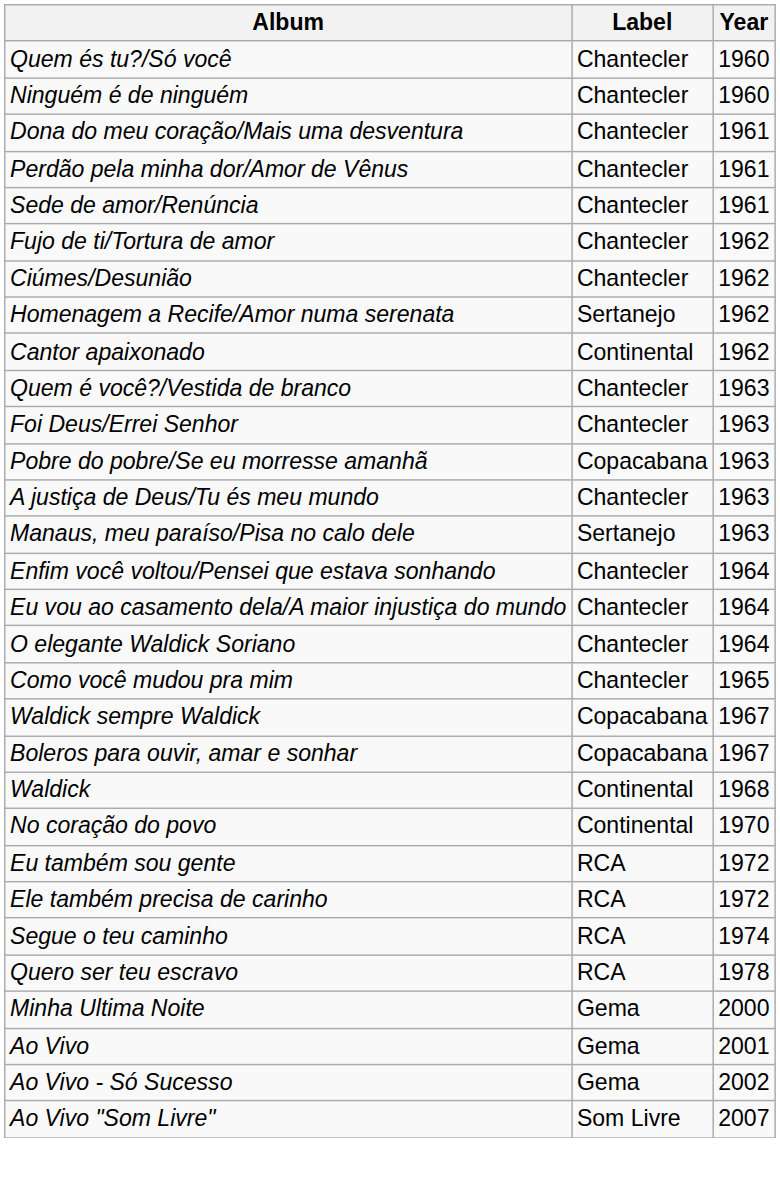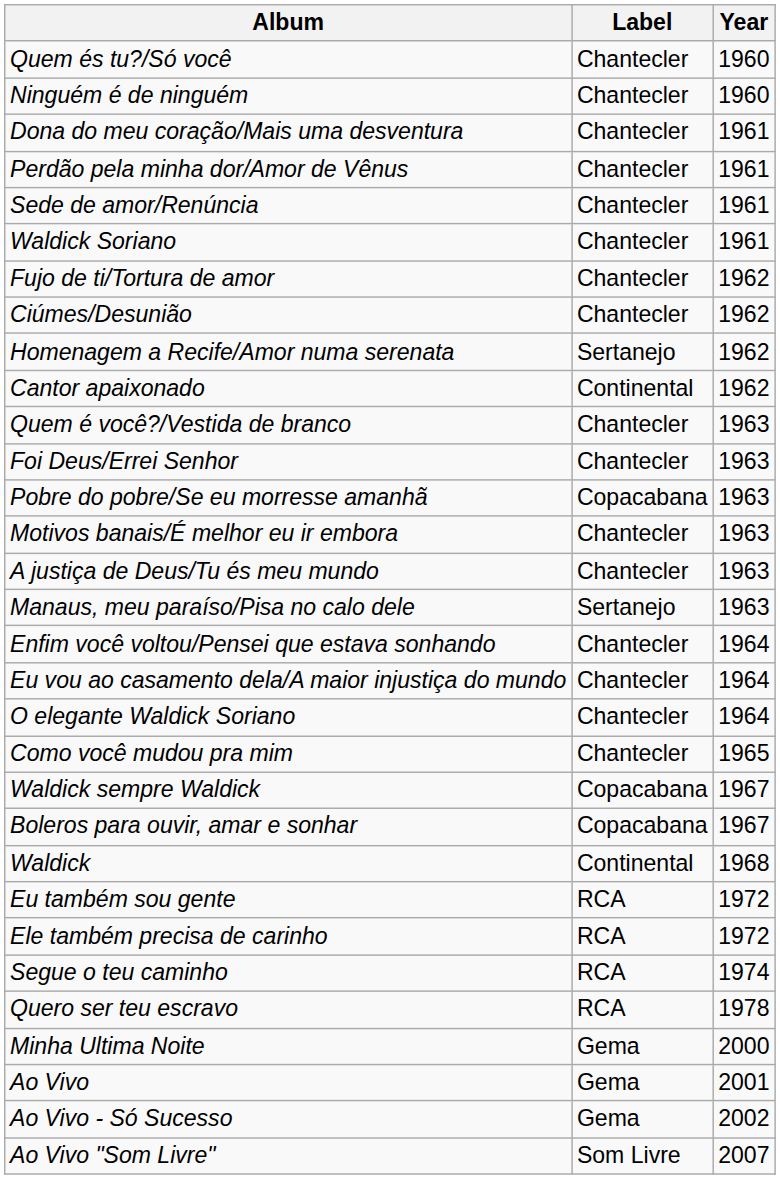+ row: (93, 242)
+ row: (204, 534)
- row: (113, 826)
